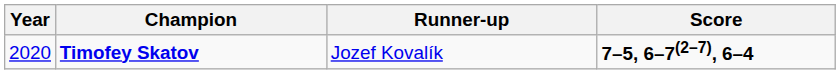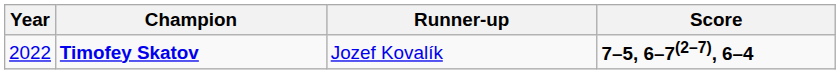(30, 52) 2020 -> (30, 52) 2022
